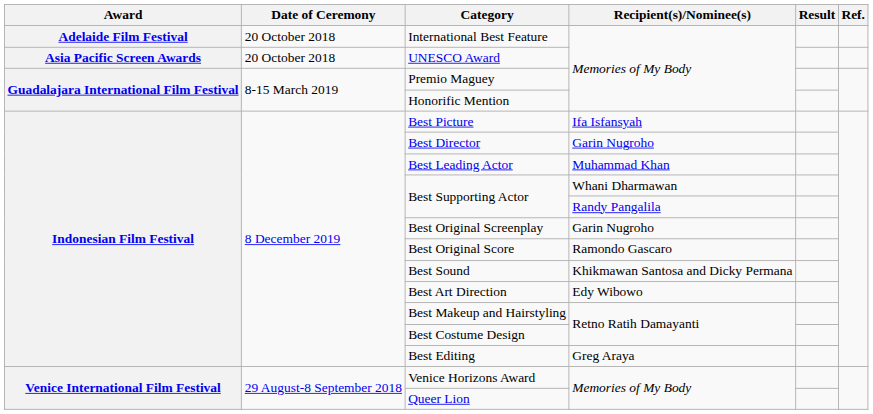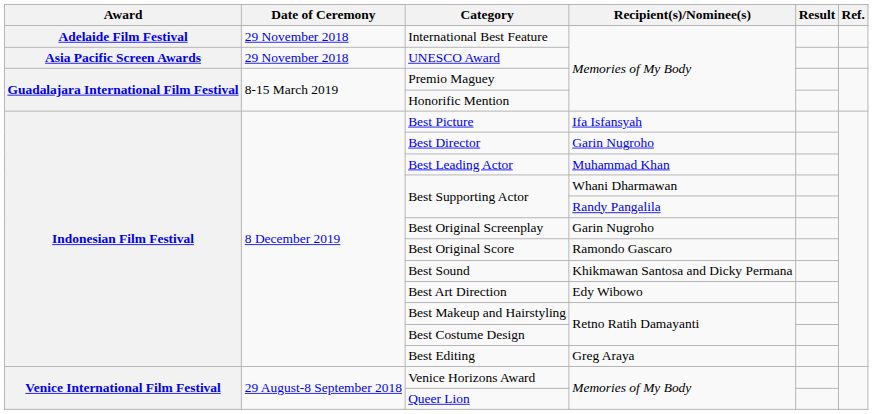(290, 36) 20 October 2018 -> (297, 36) 29 November 2018
(290, 57) 20 October 2018 -> (297, 57) 29 November 2018
